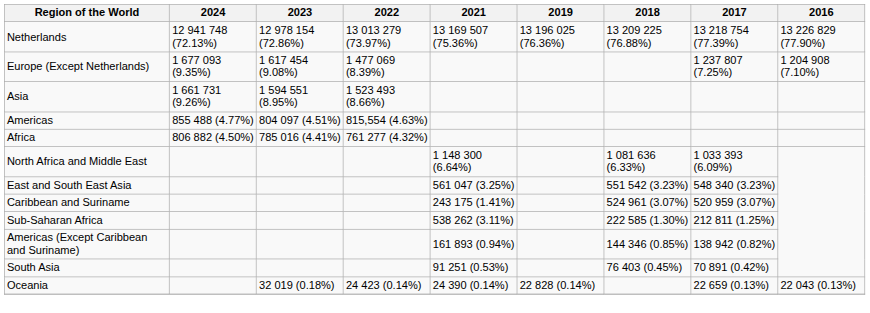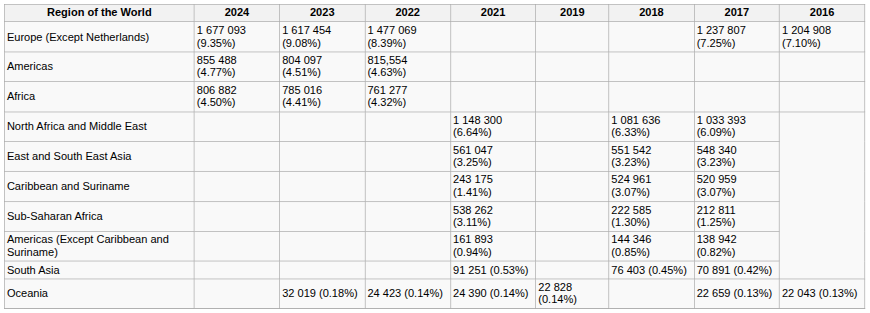- row: (37, 36)
- row: (18, 96)
